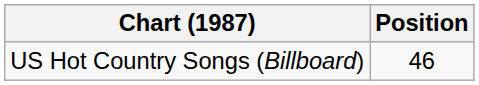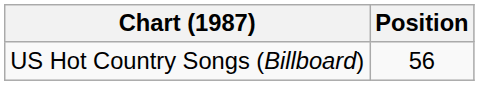(422, 60) 46 -> (422, 60) 56
